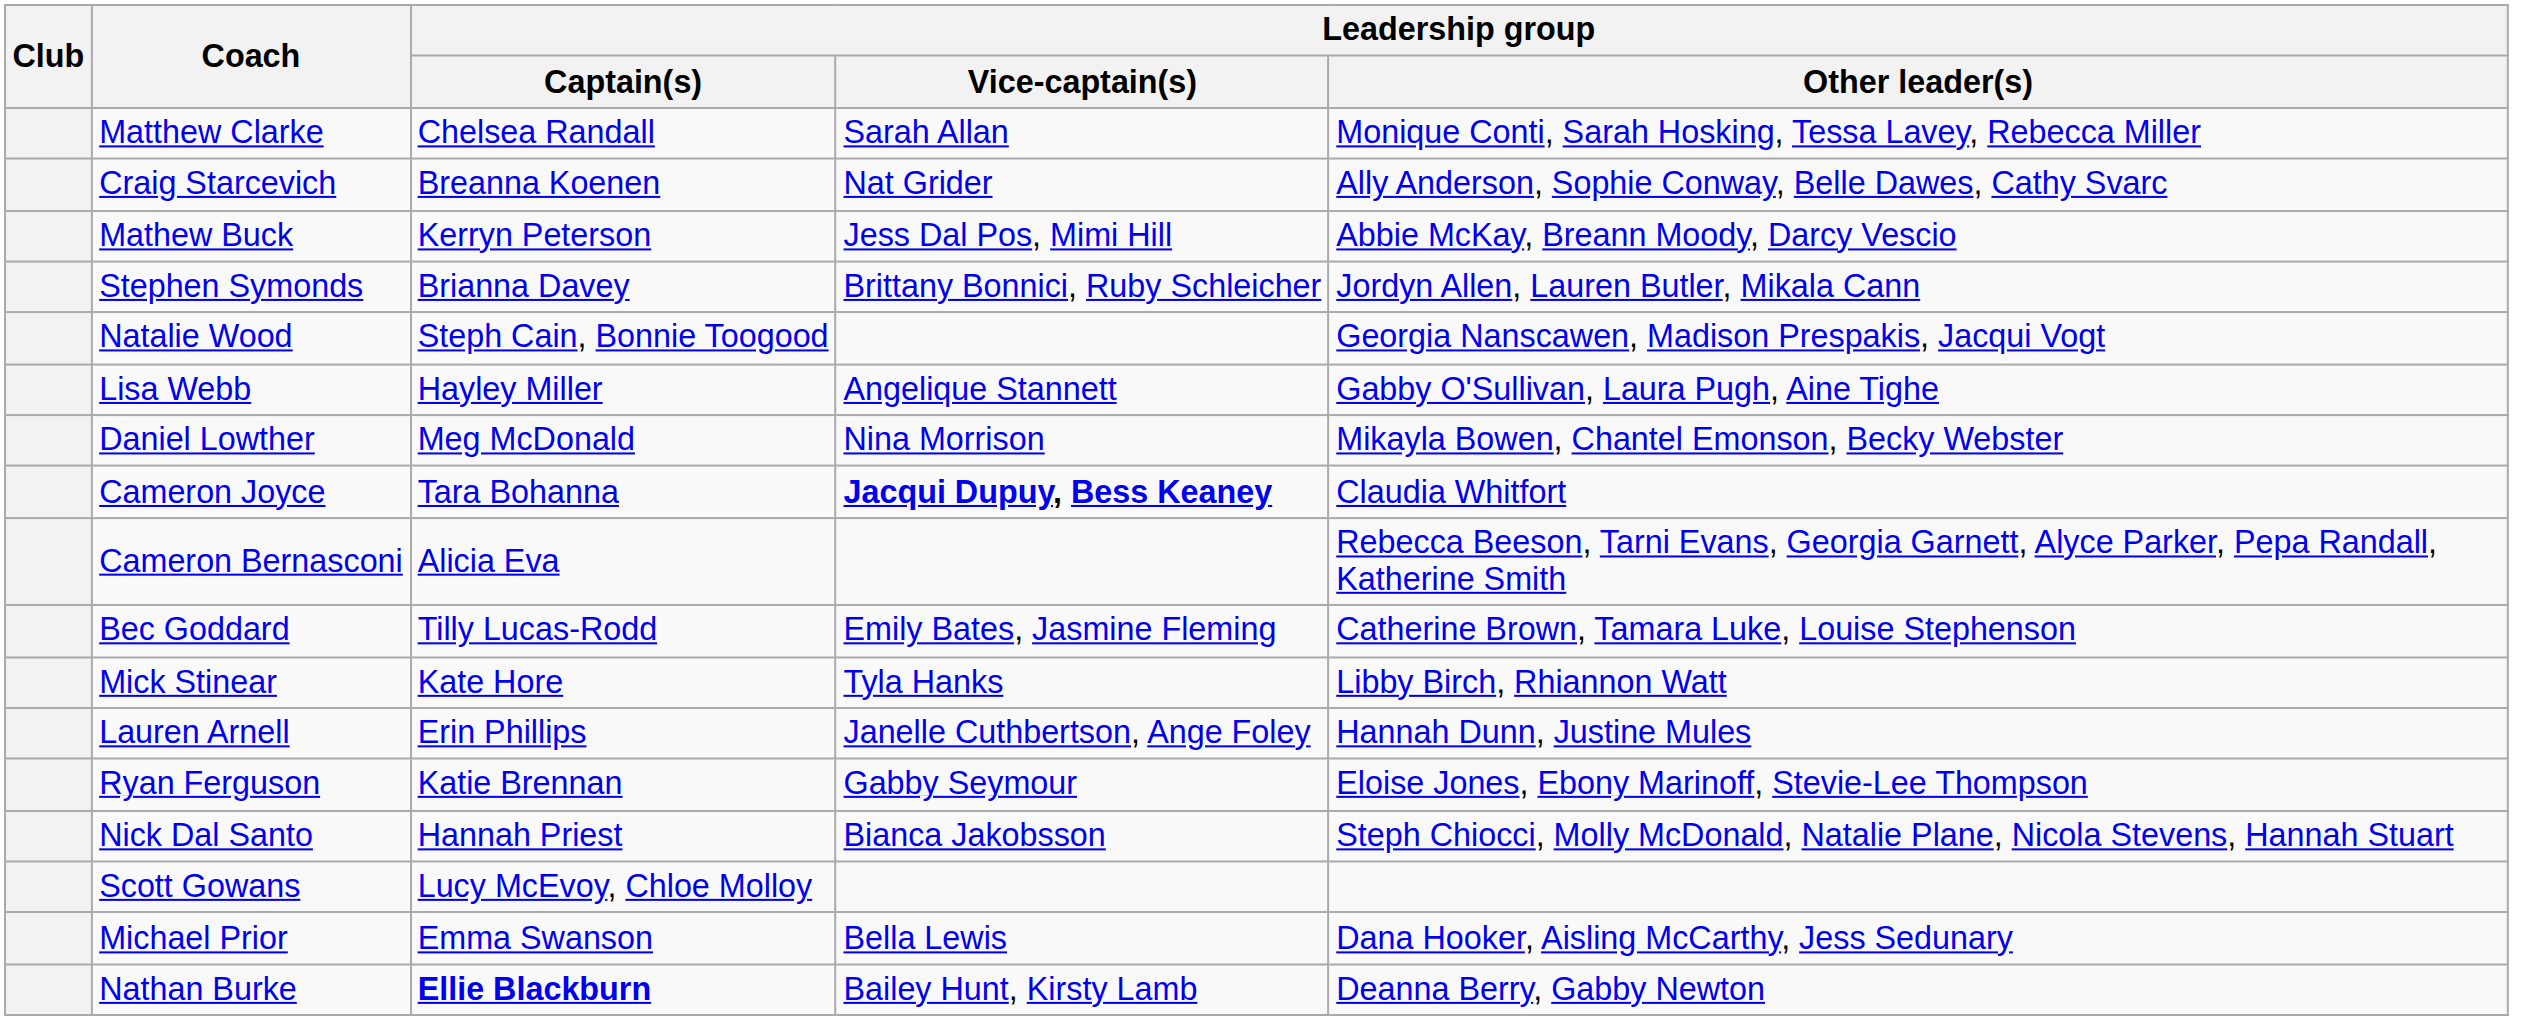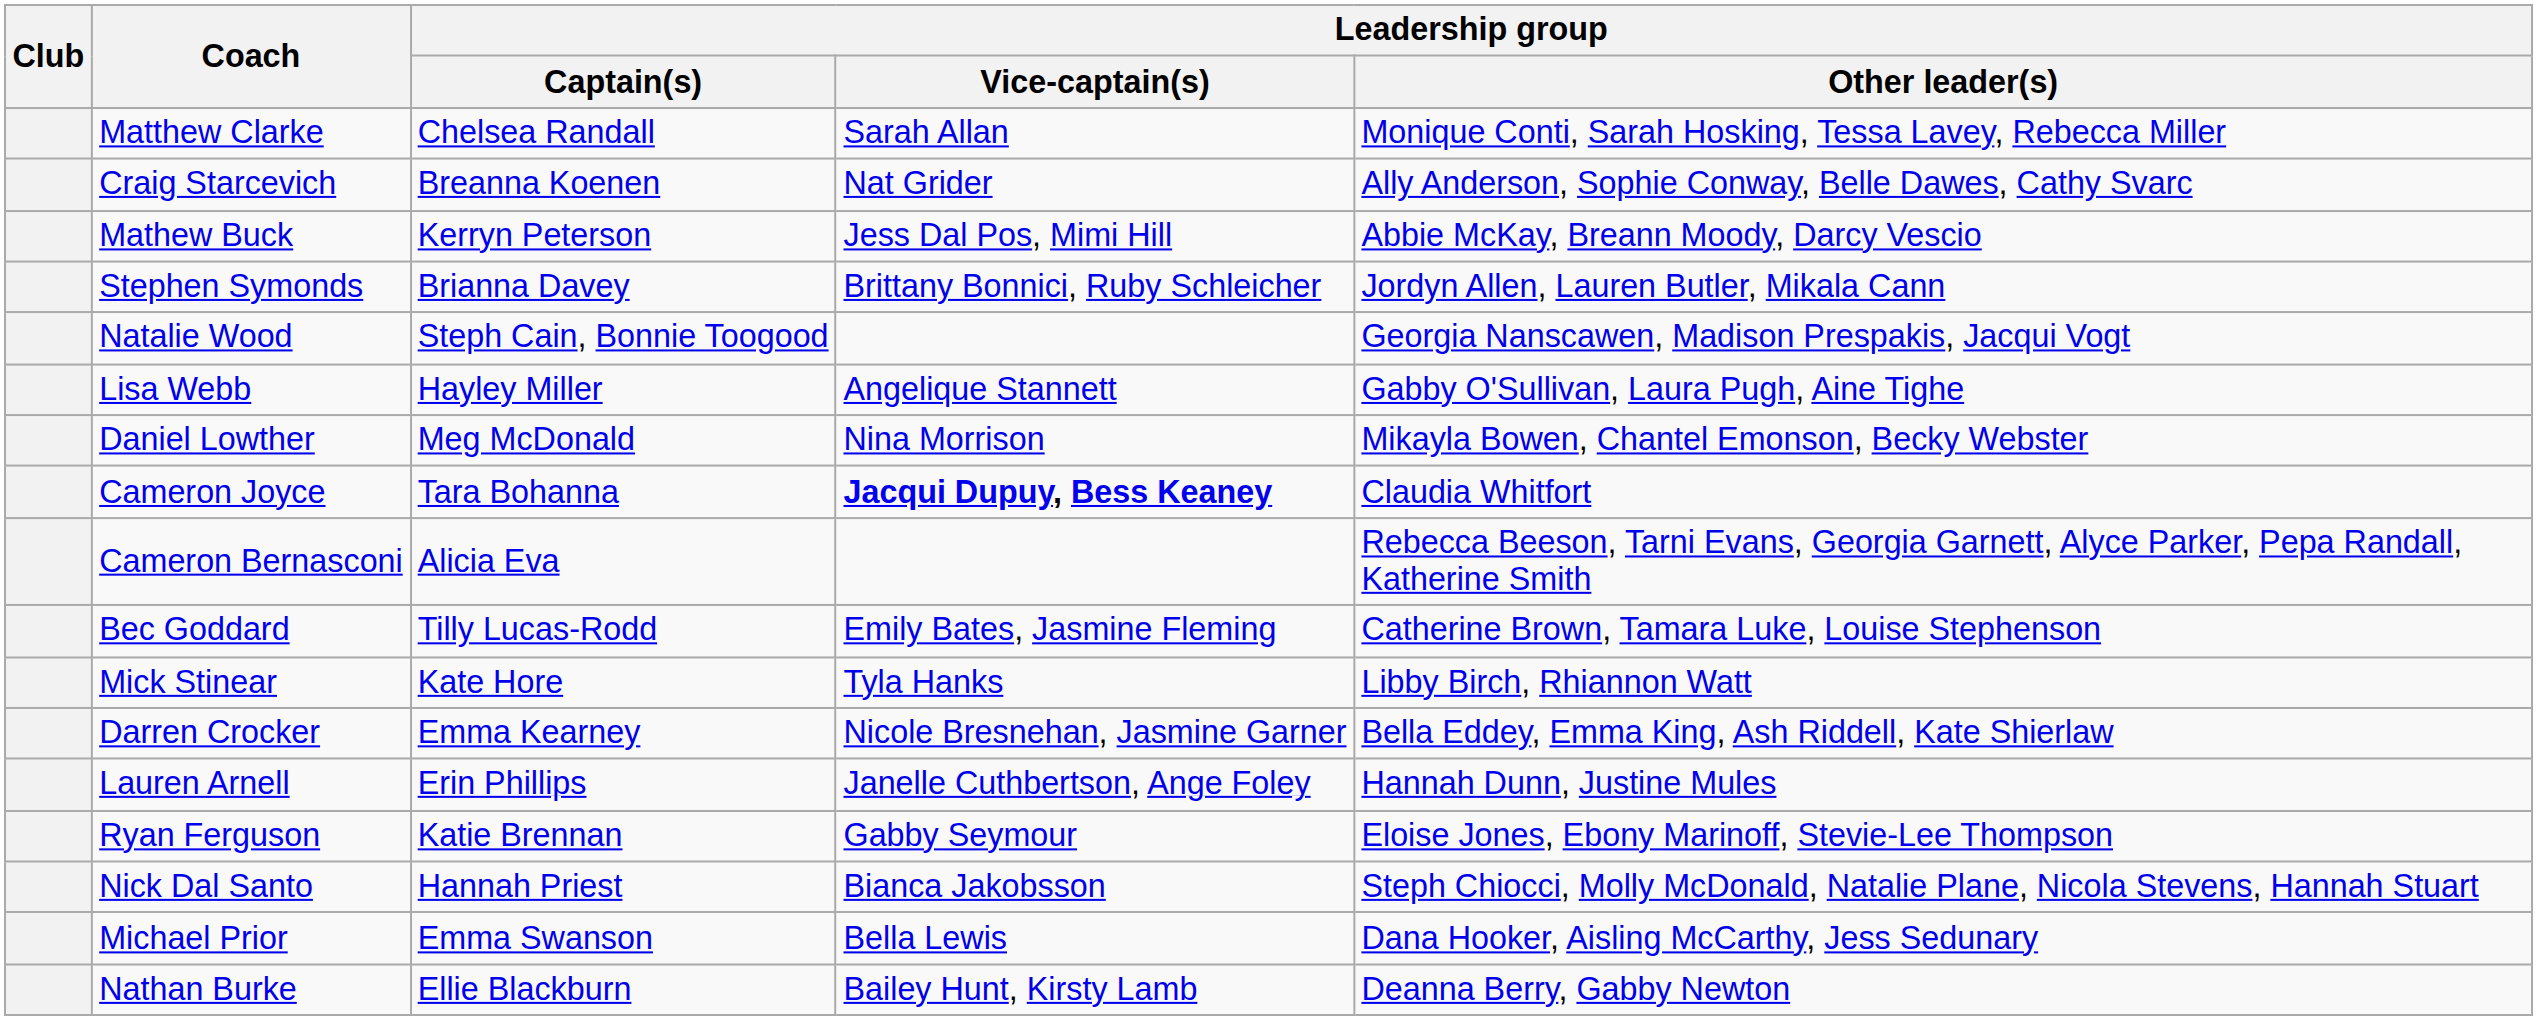+ row: (210, 732)
- row: (200, 886)
(534, 989) bold -> (525, 989) normal
